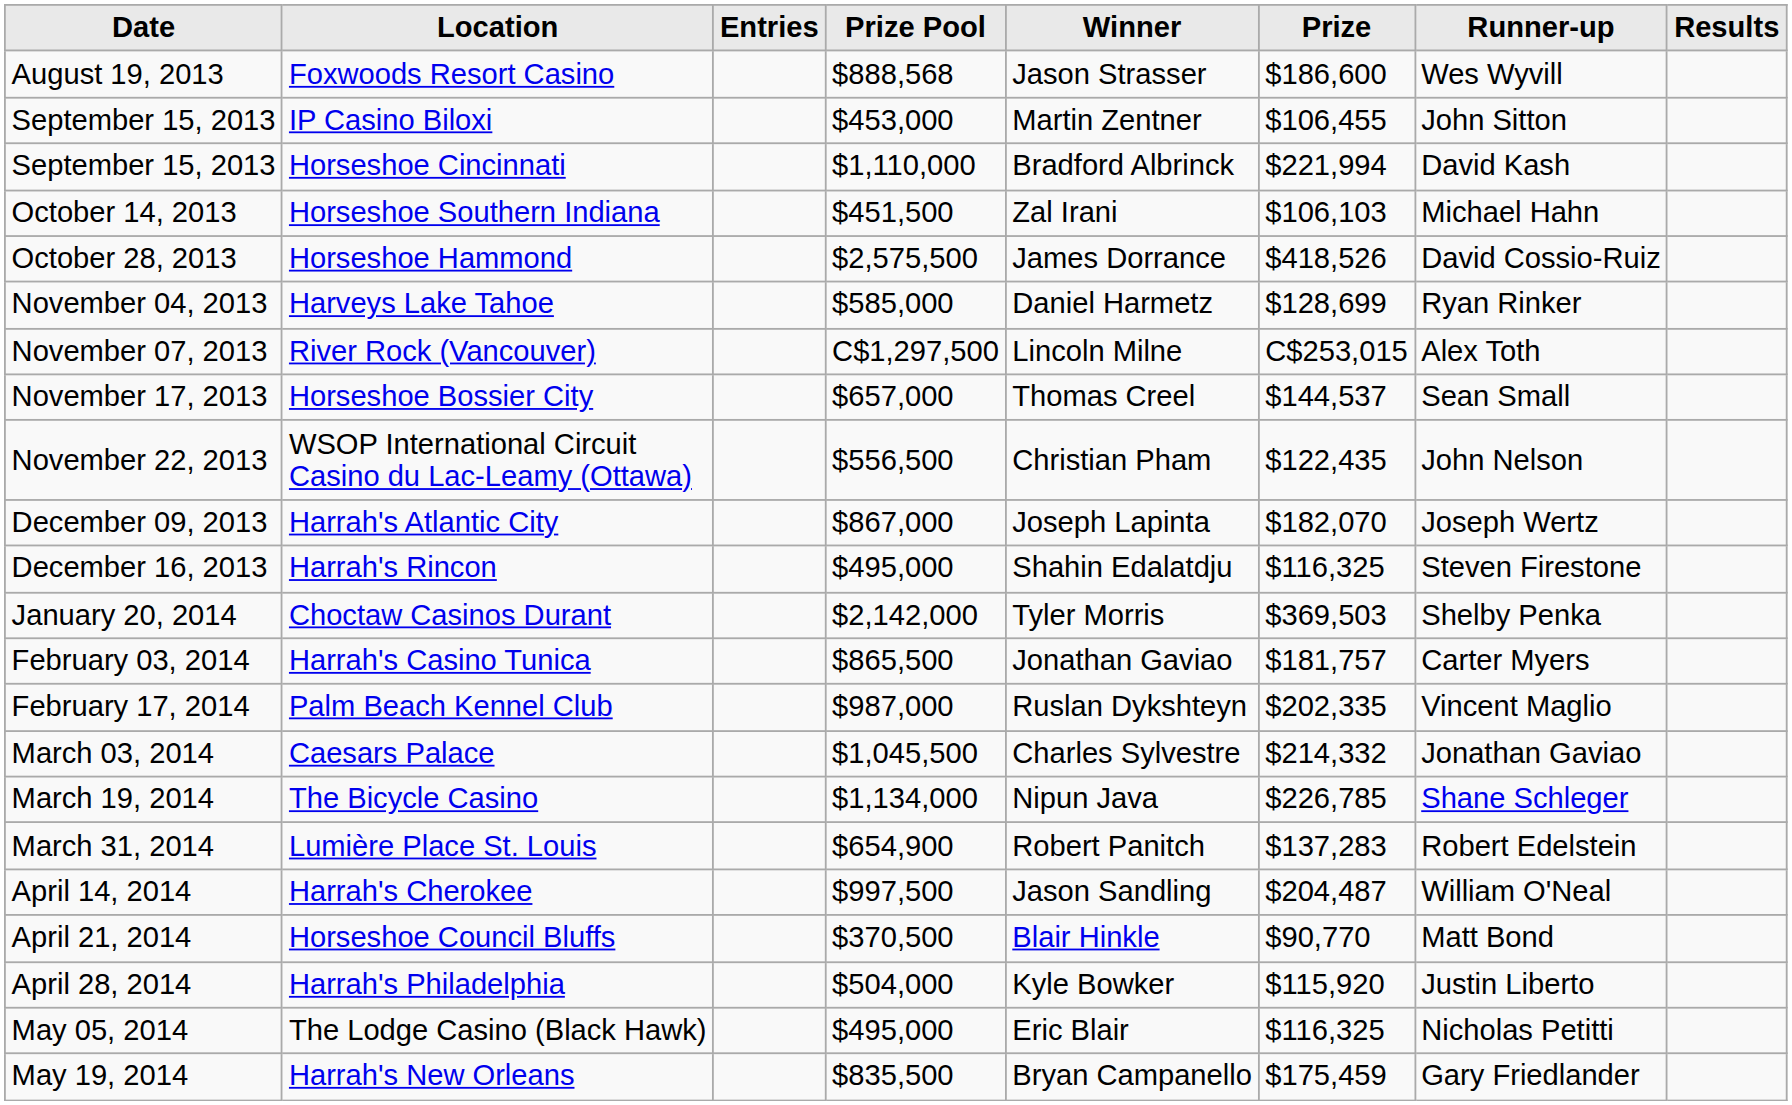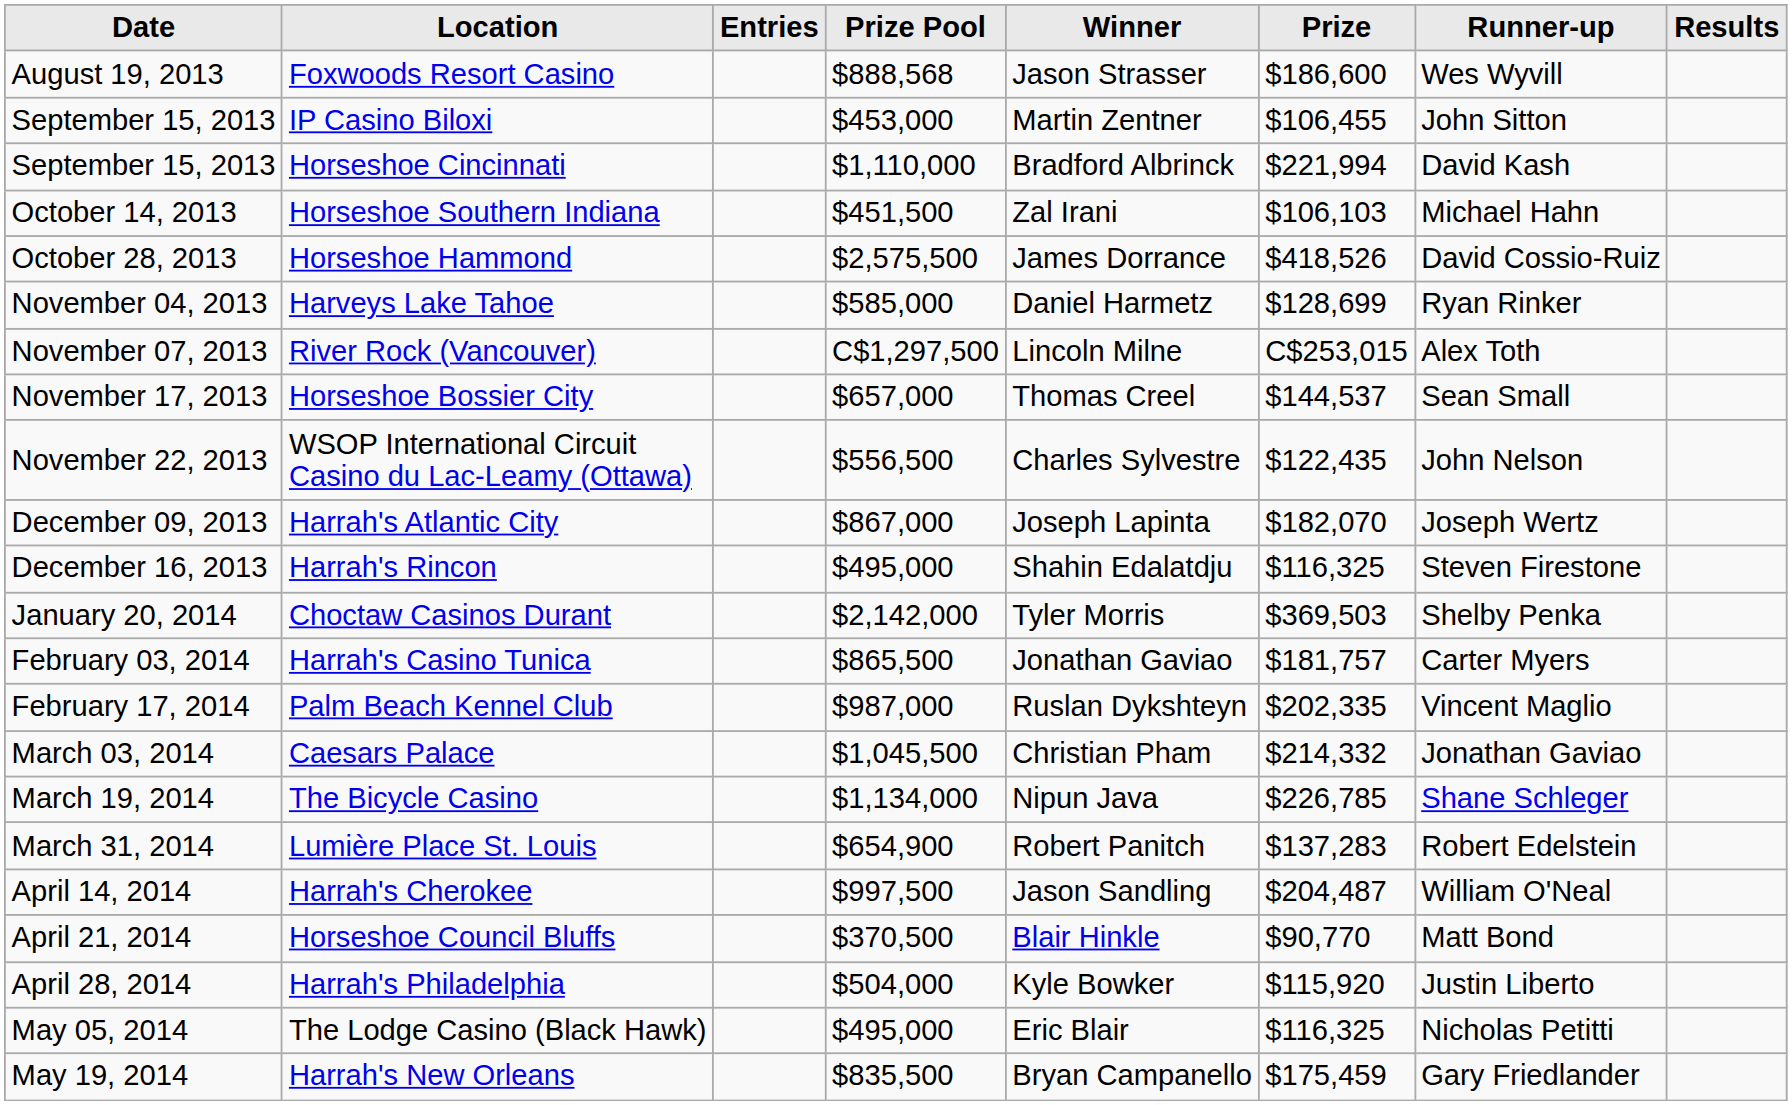(1112, 459) Christian Pham -> (1126, 459) Charles Sylvestre
(1126, 753) Charles Sylvestre -> (1112, 753) Christian Pham
